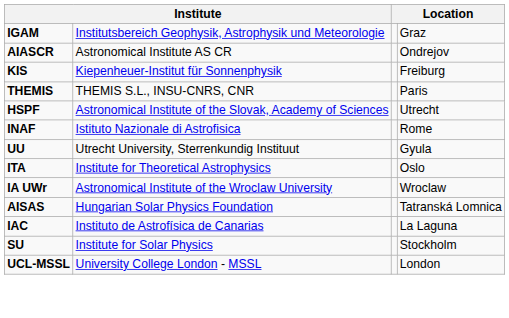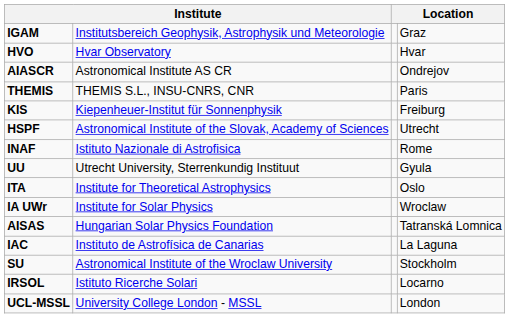+ row: (20, 52)
rows swapped: (30, 91) <-> (17, 71)
(204, 187) Astronomical Institute of the Wroclaw University -> (144, 206) Institute for Solar Physics
(144, 245) Institute for Solar Physics -> (204, 264) Astronomical Institute of the Wroclaw University
+ row: (26, 284)
